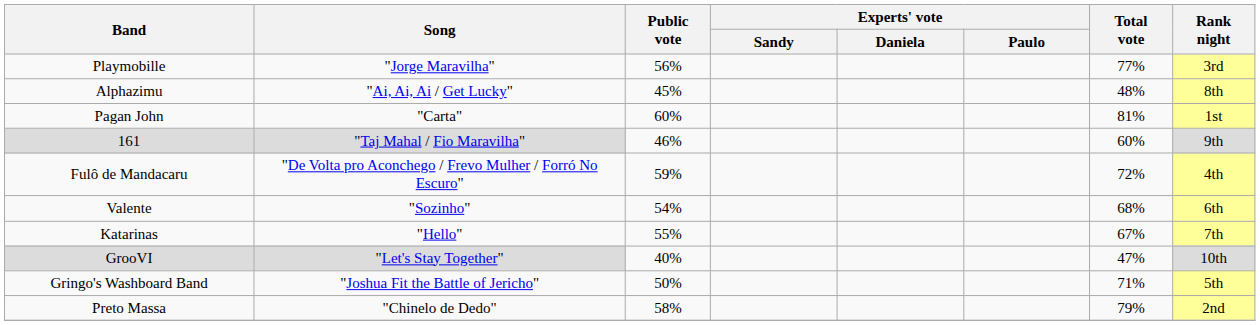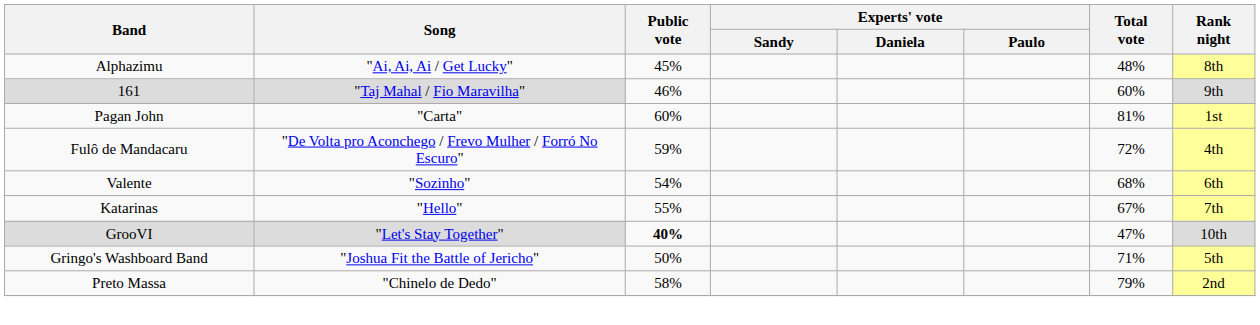- row: (129, 66)
rows swapped: (129, 141) <-> (129, 116)
(668, 258) normal -> (668, 233) bold
